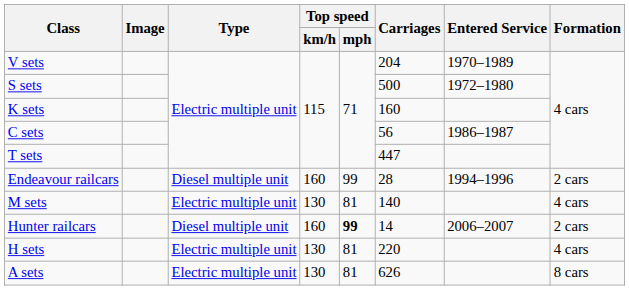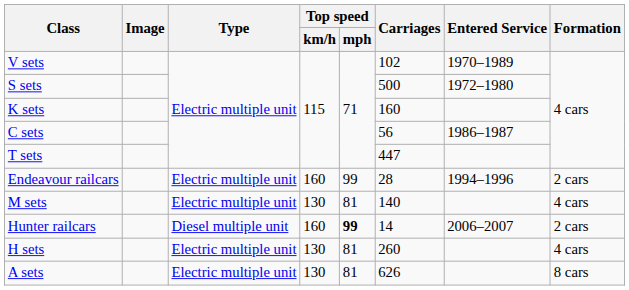(389, 62) 204 -> (389, 62) 102
(230, 179) Diesel multiple unit -> (234, 179) Electric multiple unit
(389, 249) 220 -> (389, 249) 260
